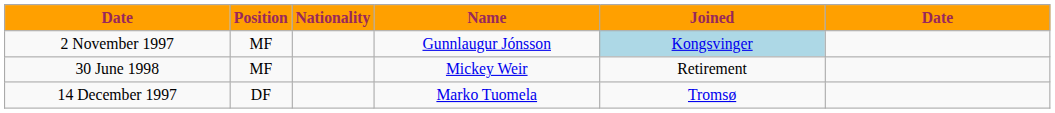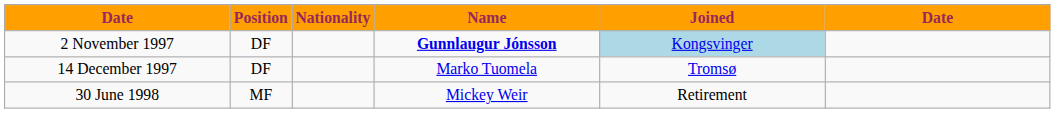(261, 43) MF -> (261, 43) DF
(487, 43) normal -> (487, 43) bold
rows swapped: (117, 95) <-> (117, 69)
